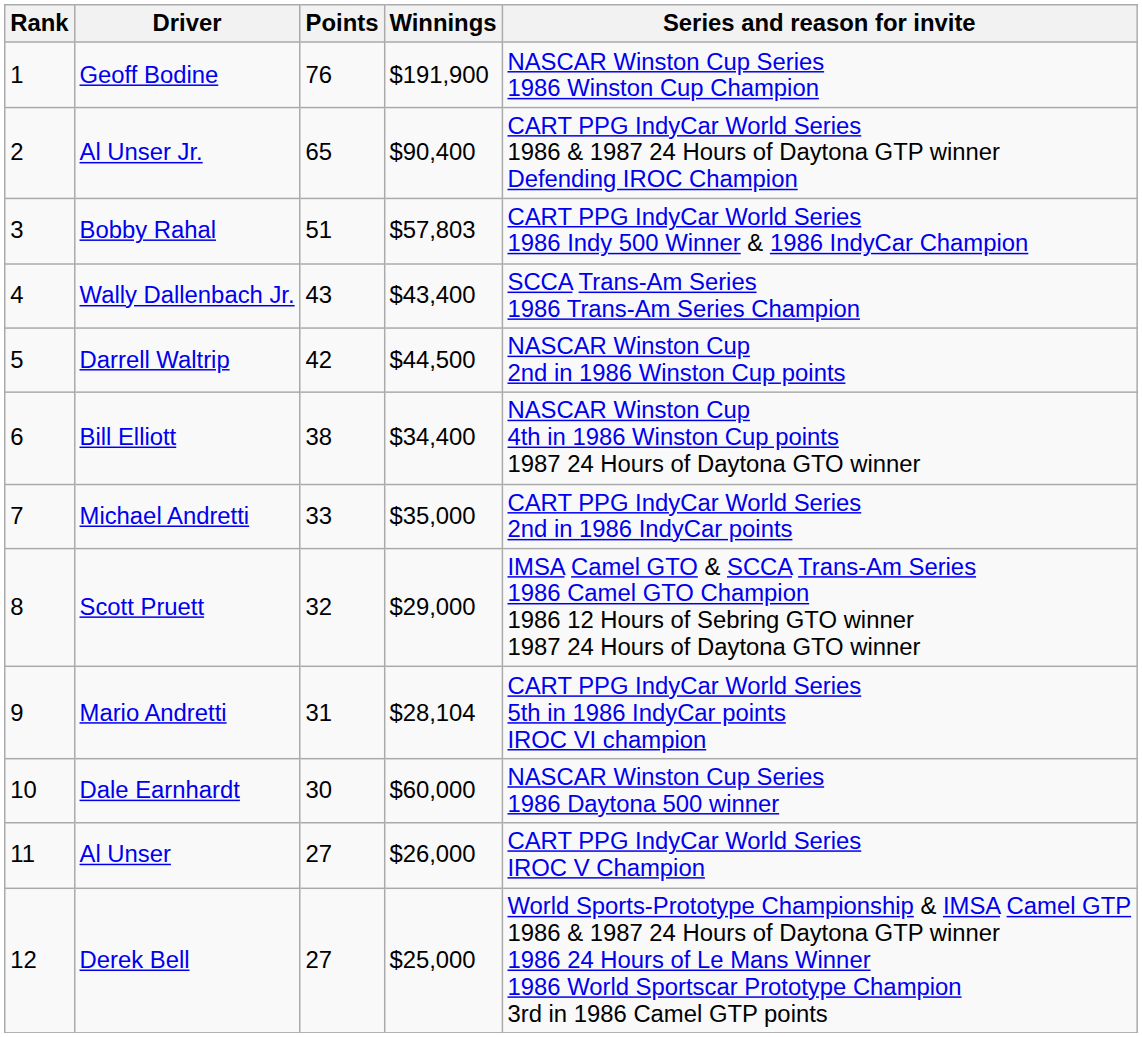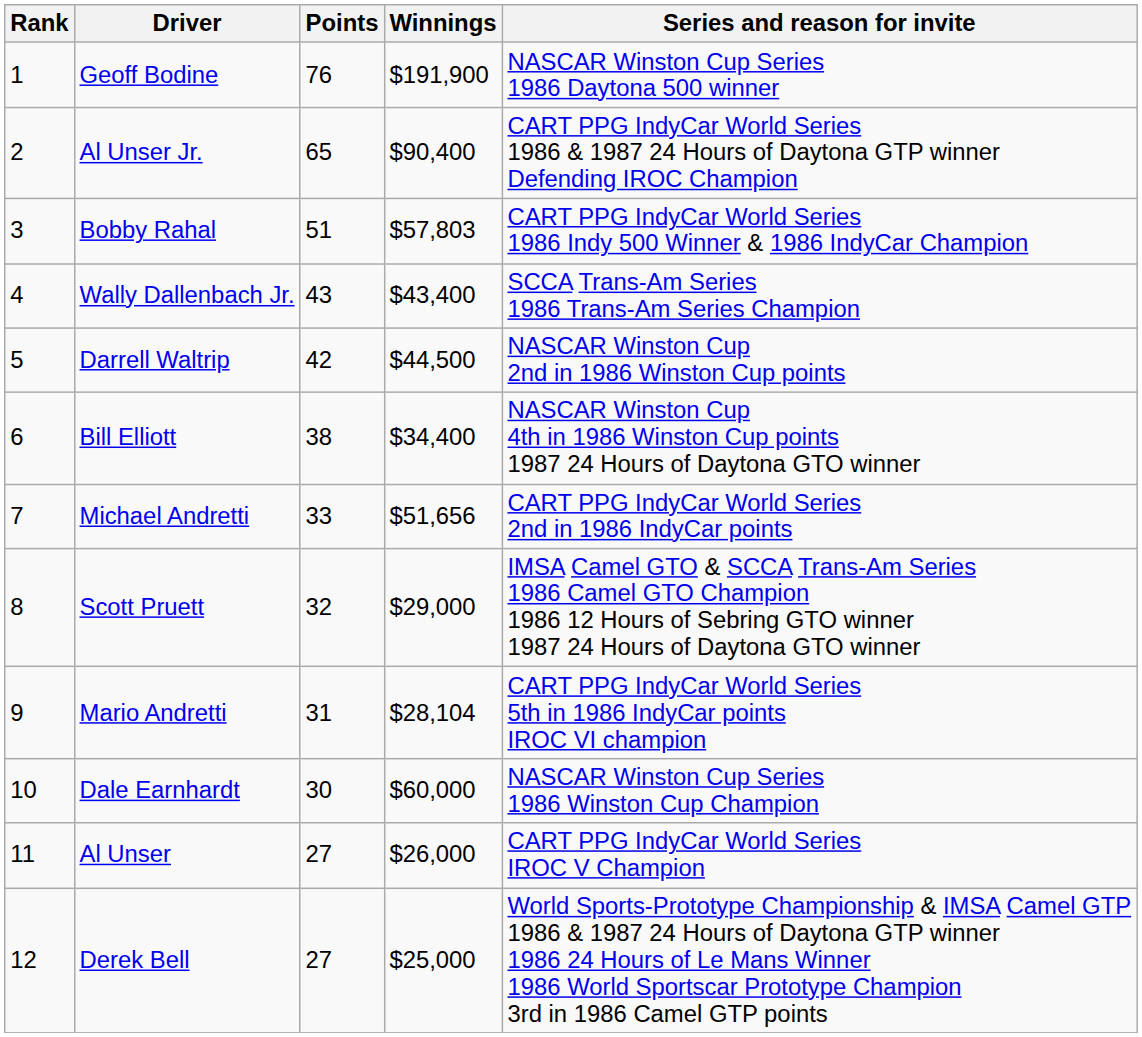(666, 74) NASCAR Winston Cup Series 1986 Winston Cup Champion -> (666, 74) NASCAR Winston Cup Series 1986 Daytona 500 winner
(433, 516) $35,000 -> (433, 516) $51,656
(666, 790) NASCAR Winston Cup Series 1986 Daytona 500 winner -> (666, 790) NASCAR Winston Cup Series 1986 Winston Cup Champion
